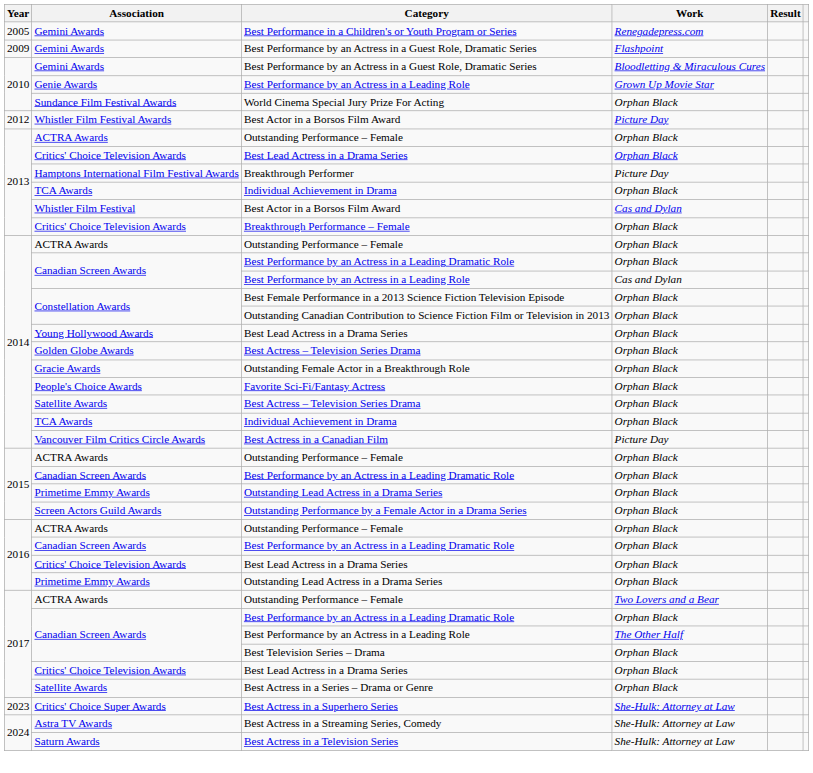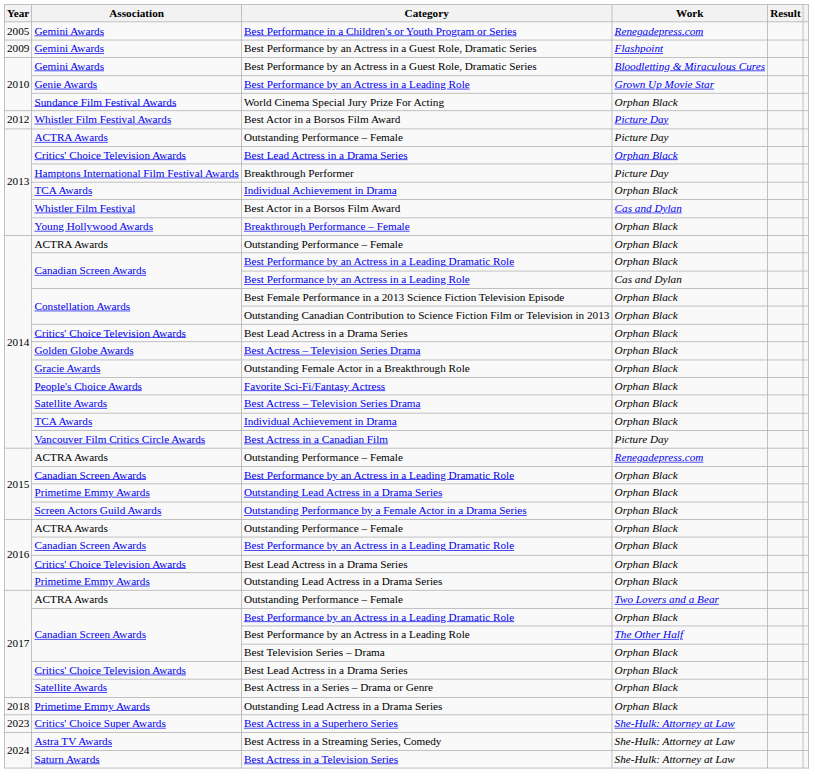(646, 137) Orphan Black -> (642, 137) Picture Day
(110, 226) Critics' Choice Television Awards -> (94, 226) Young Hollywood Awards
(94, 333) Young Hollywood Awards -> (110, 333) Critics' Choice Television Awards
(646, 457) Orphan Black -> (659, 457) Renegadepress.com
+ row: (18, 706)
